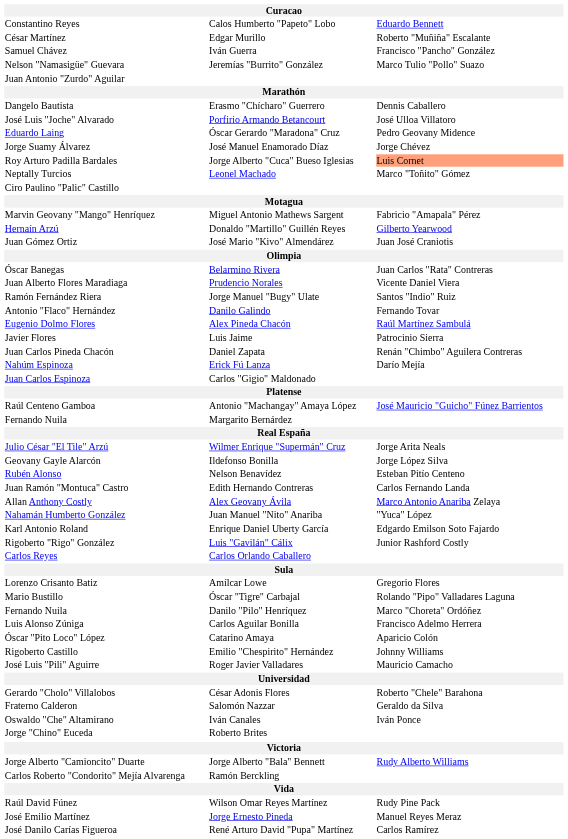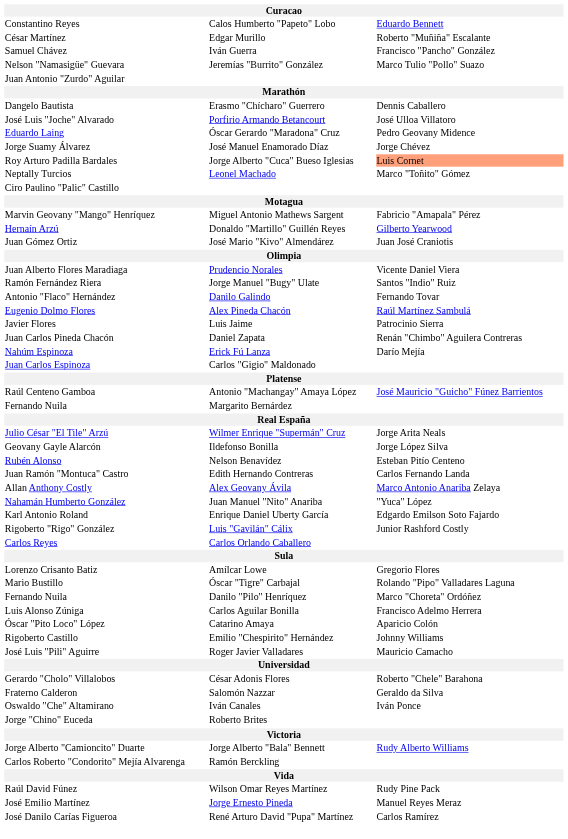- row: (34, 269)
